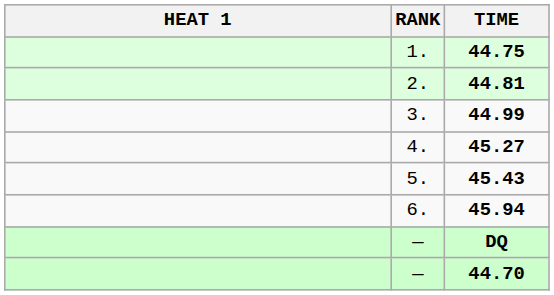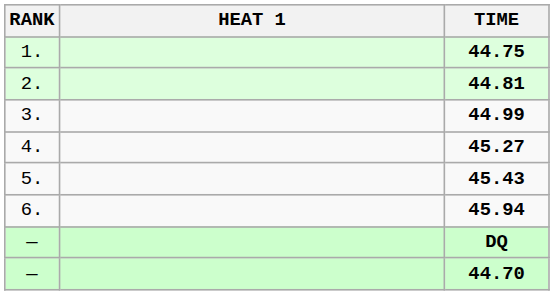columns swapped: (418, 20) <-> (198, 20)
